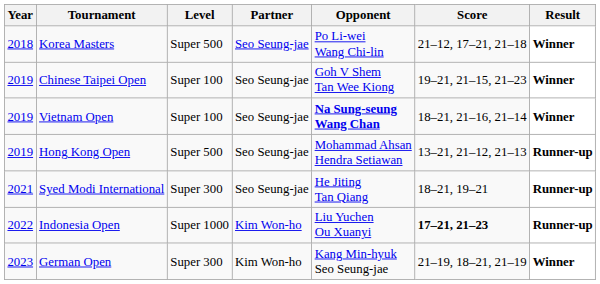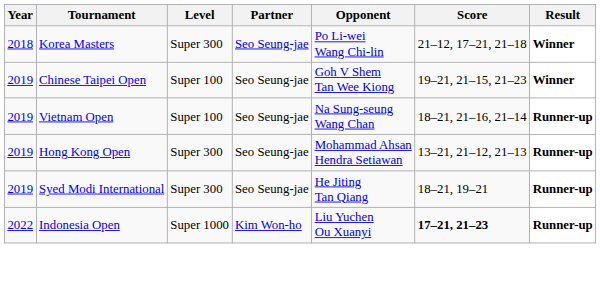(196, 44) Super 500 -> (196, 44) Super 300
(356, 116) bold -> (354, 116) normal
(554, 116) Winner -> (563, 116) Runner-up
(196, 152) Super 500 -> (196, 152) Super 300
(20, 189) 2021 -> (20, 189) 2019
- row: (75, 261)
